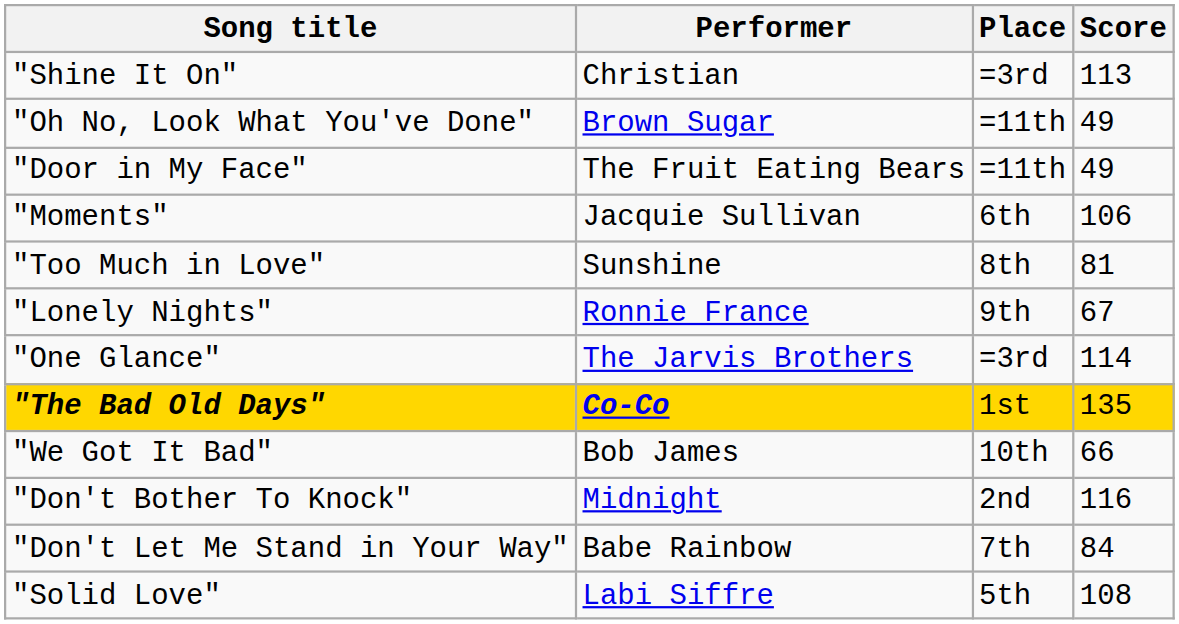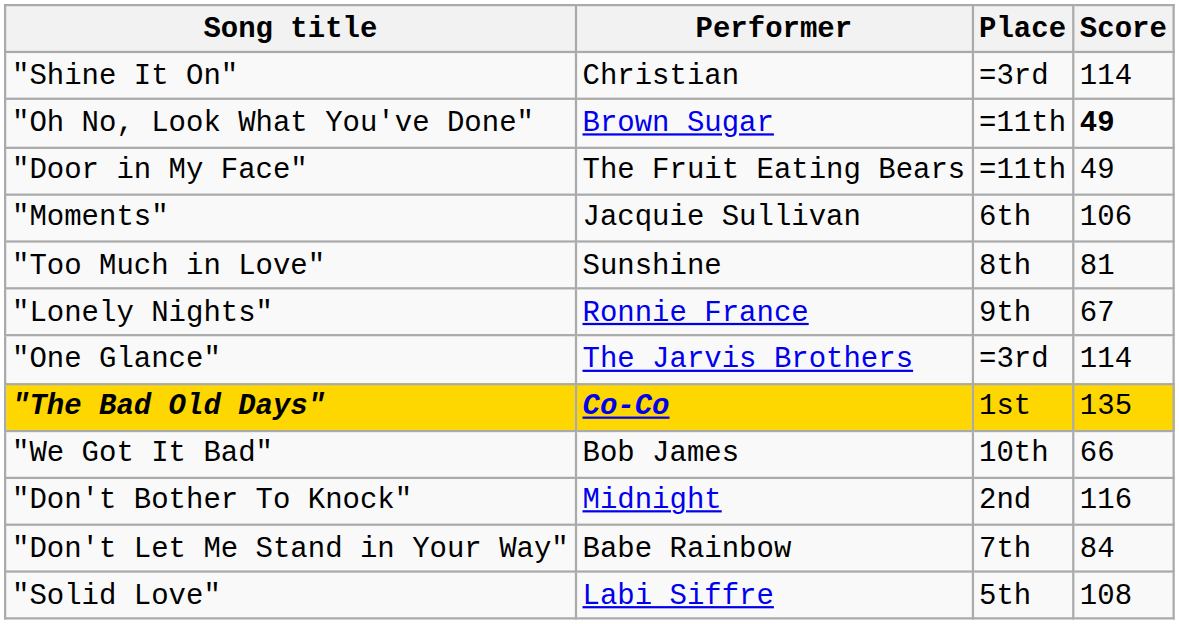(1106, 76) 113 -> (1106, 76) 114
(1097, 123) normal -> (1097, 123) bold
